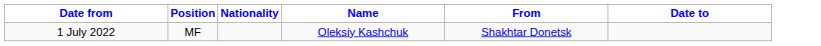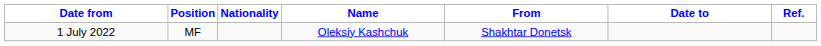+ column: (794, 14)
